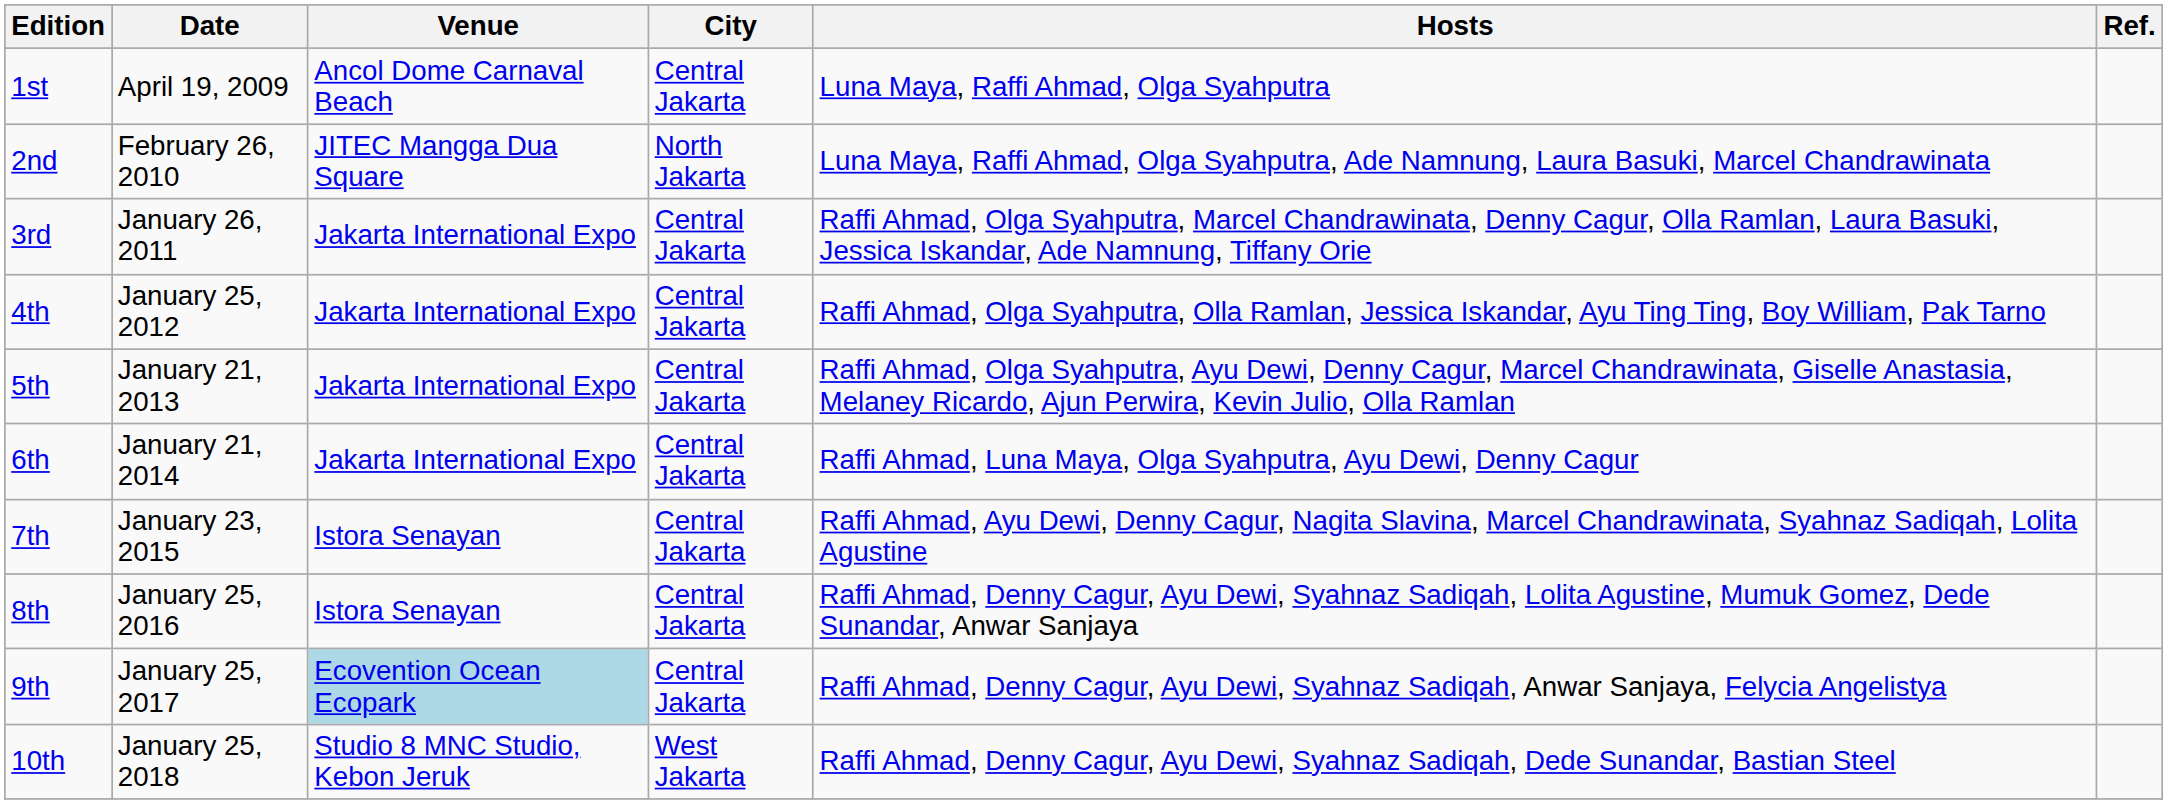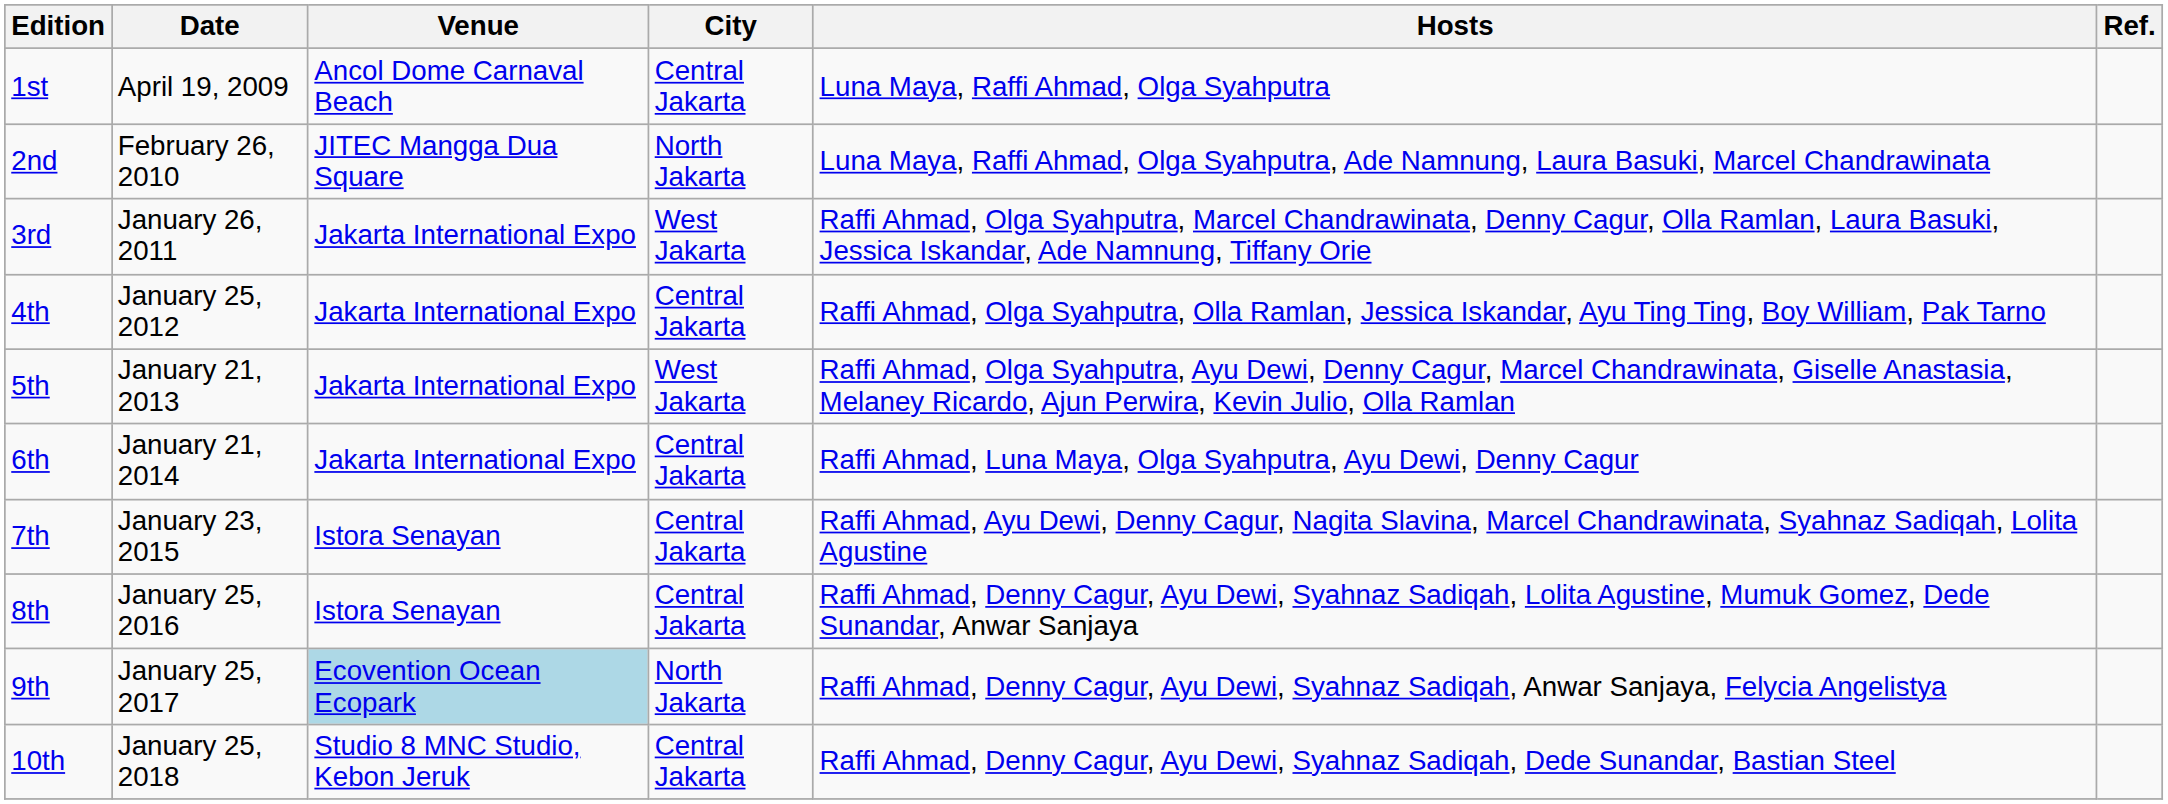(700, 235) Central Jakarta -> (700, 235) West Jakarta
(700, 386) Central Jakarta -> (700, 386) West Jakarta
(700, 686) Central Jakarta -> (700, 686) North Jakarta
(700, 761) West Jakarta -> (700, 761) Central Jakarta
